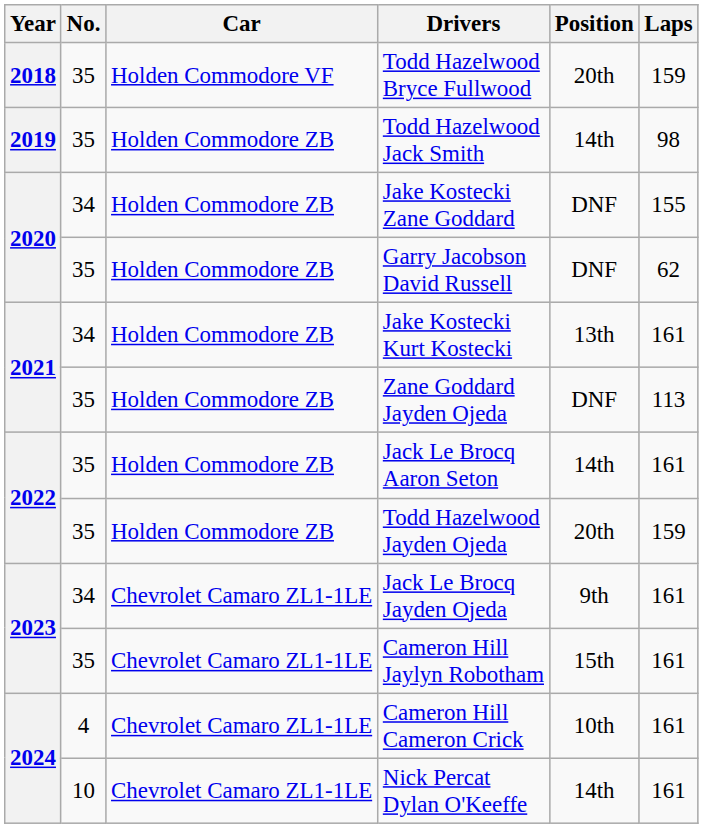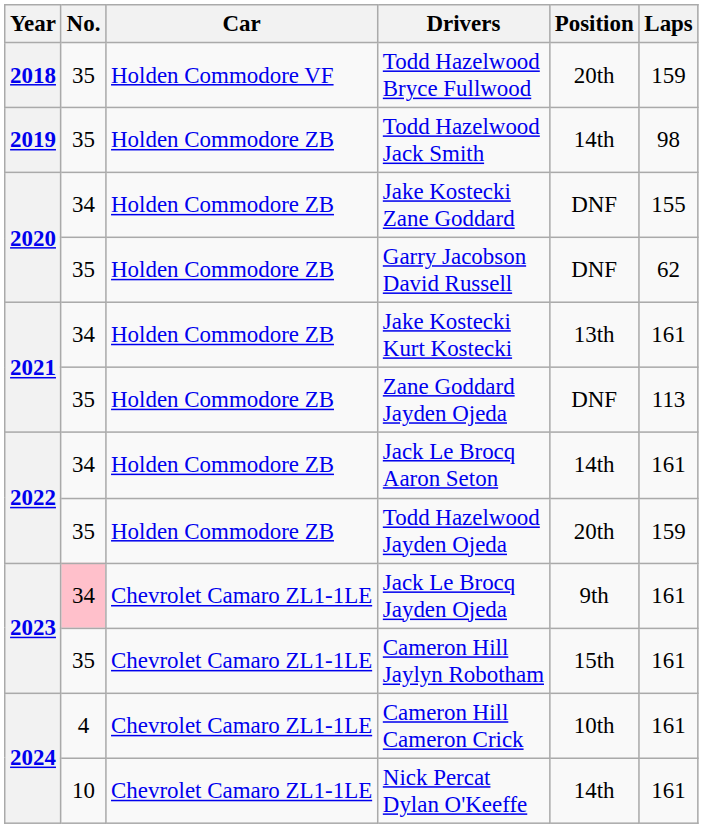(83, 465) 35 -> (83, 465) 34
(83, 595) no background -> (83, 595) pink background
